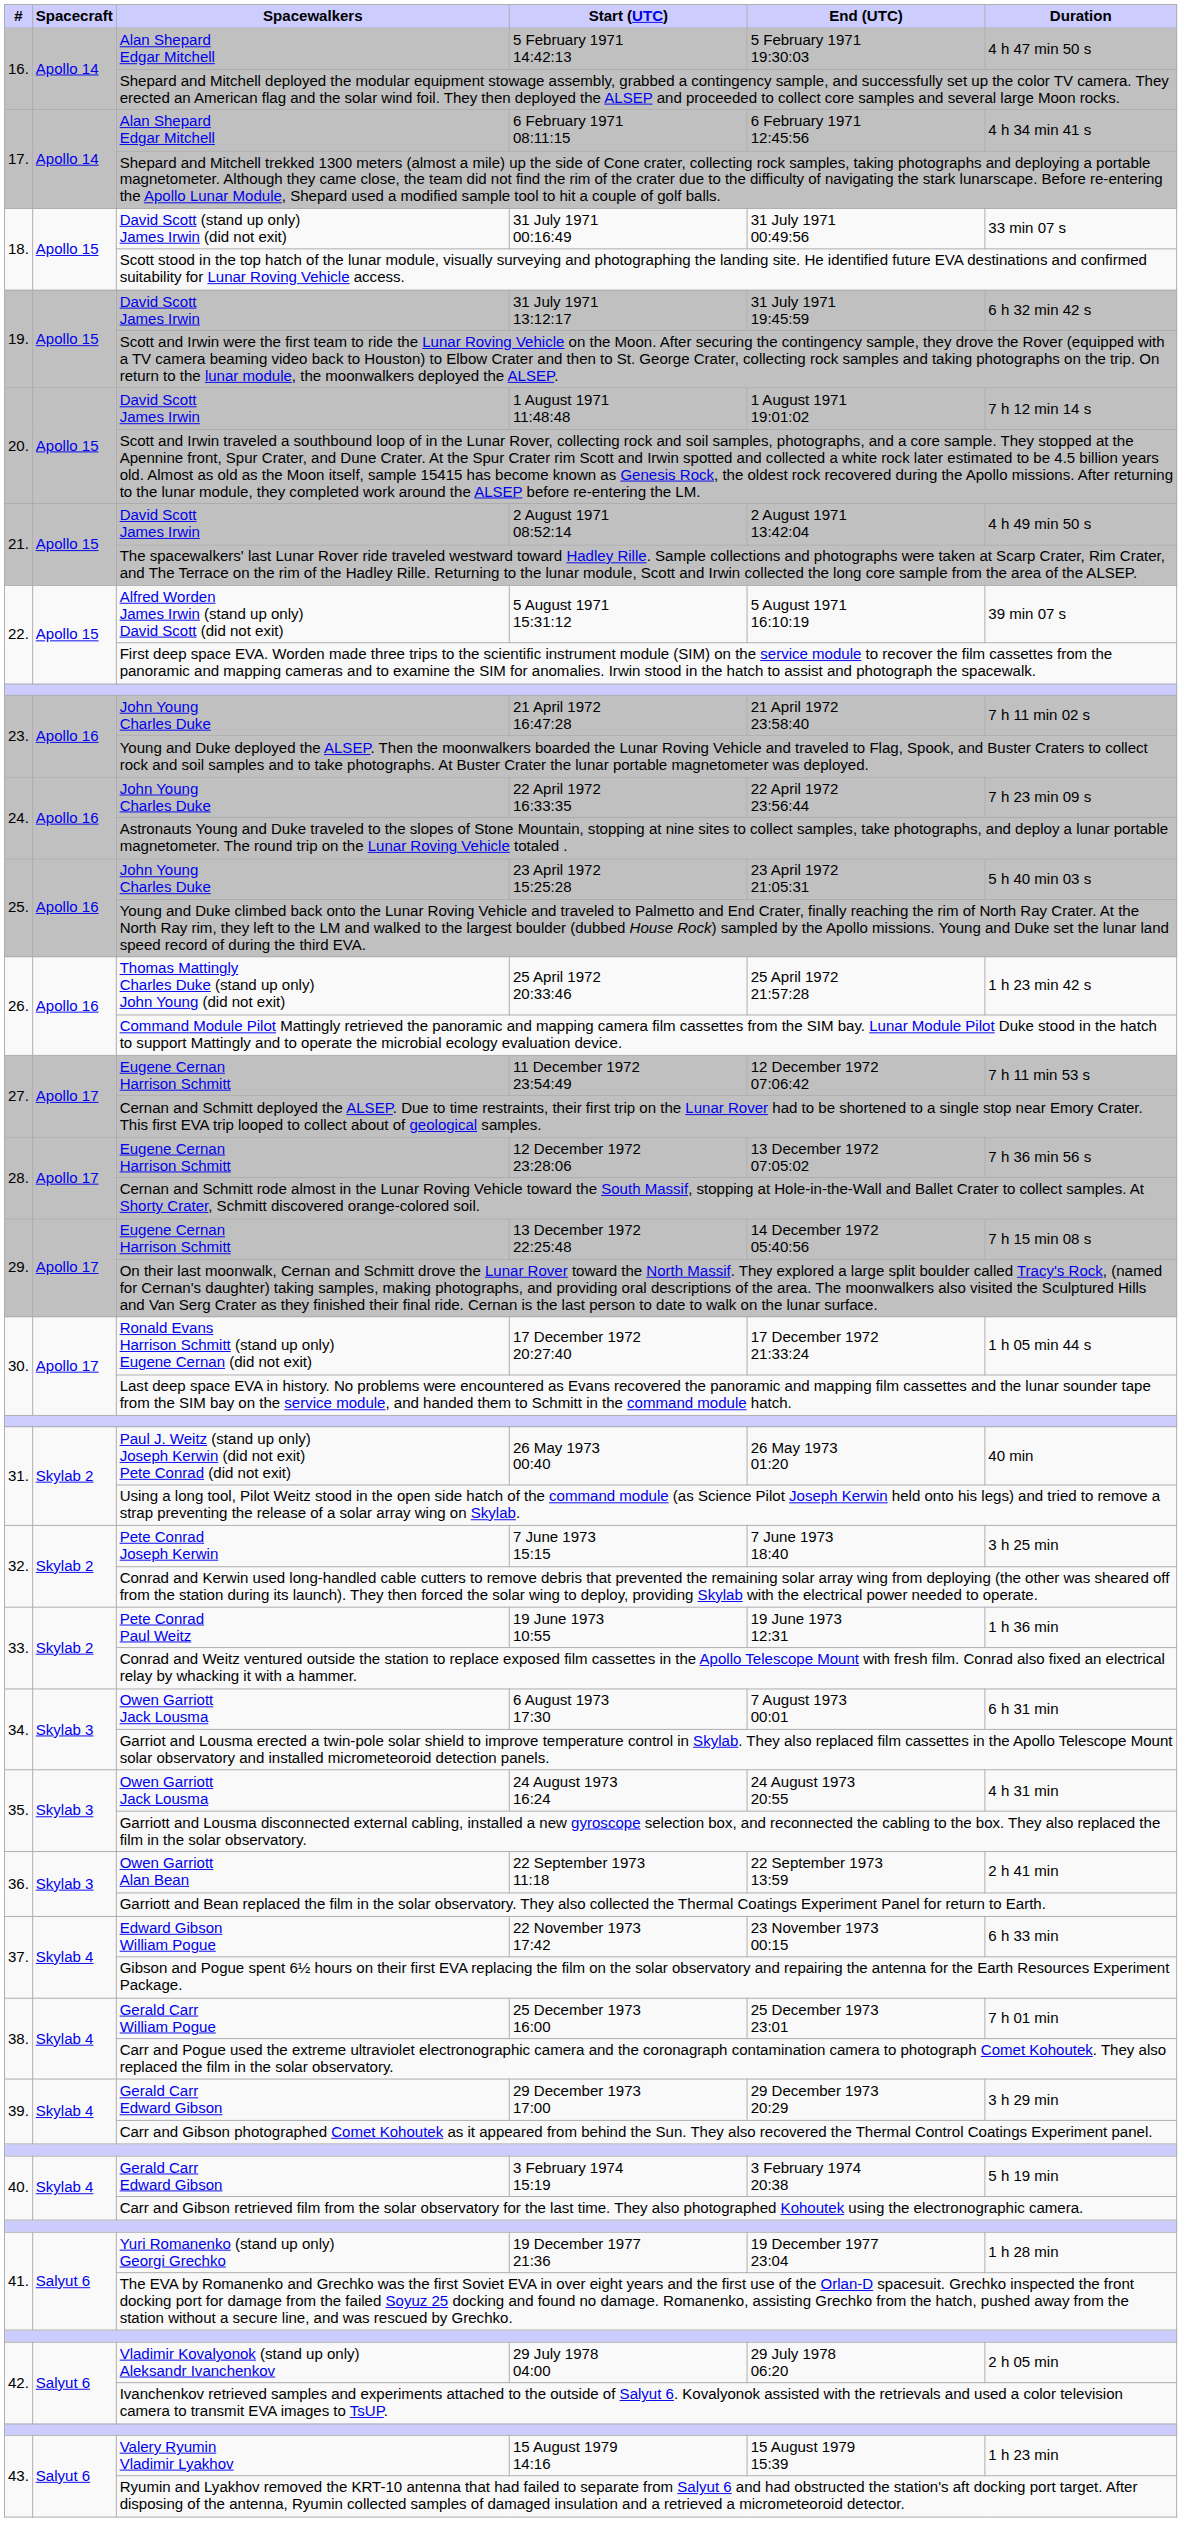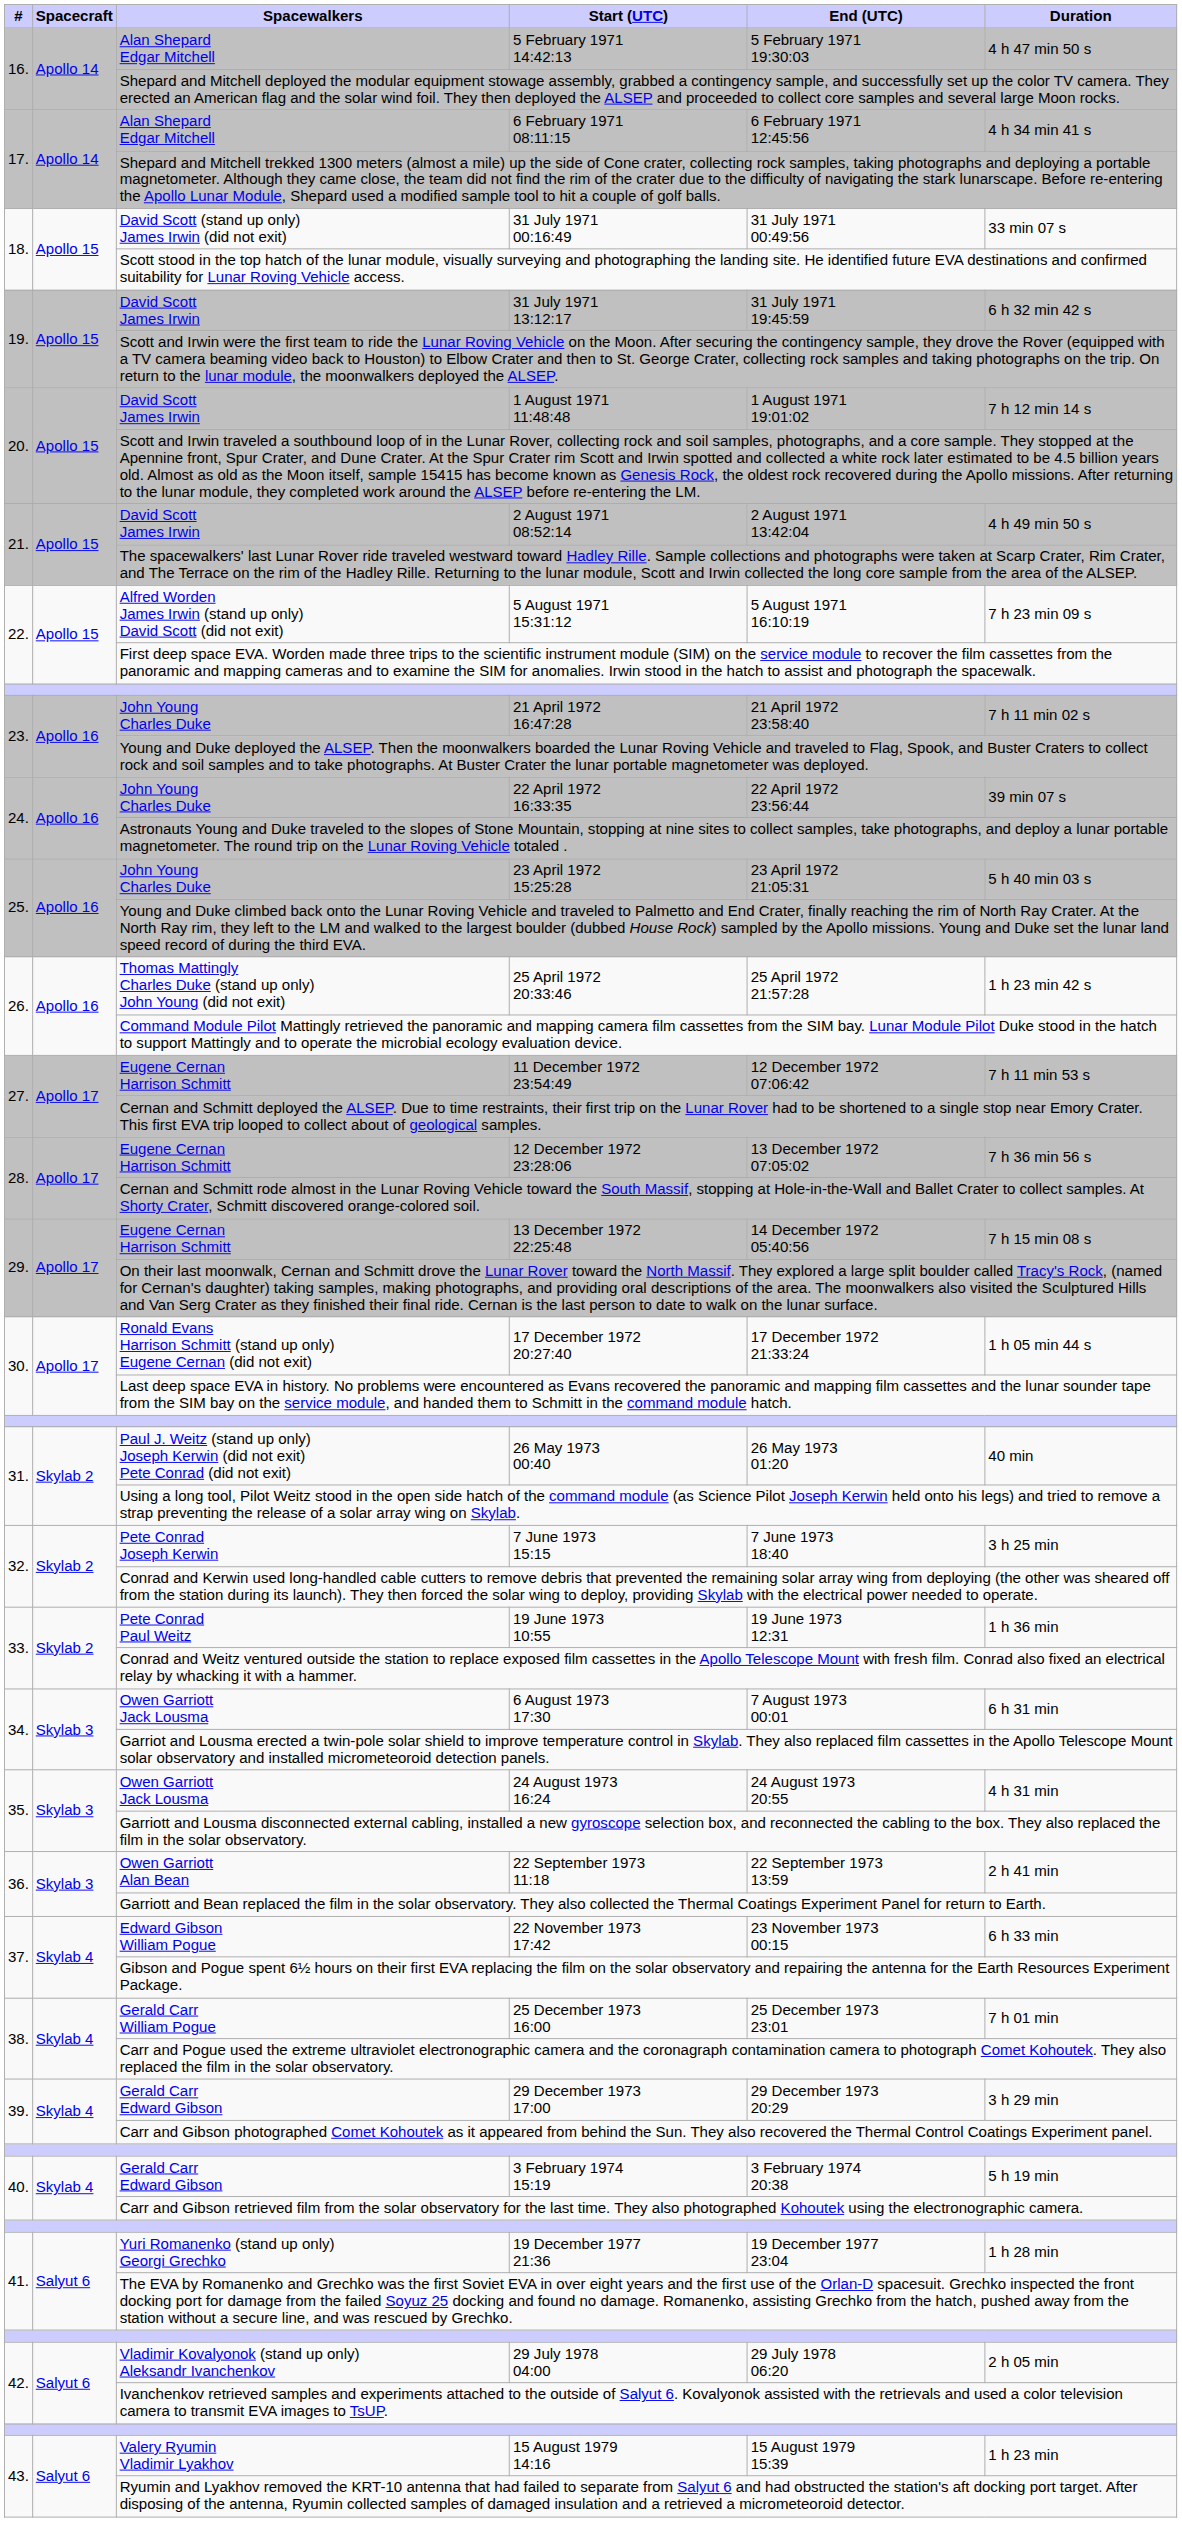(1027, 614) 39 min 07 s -> (1040, 614) 7 h 23 min 09 s
(1040, 797) 7 h 23 min 09 s -> (1027, 797) 39 min 07 s
